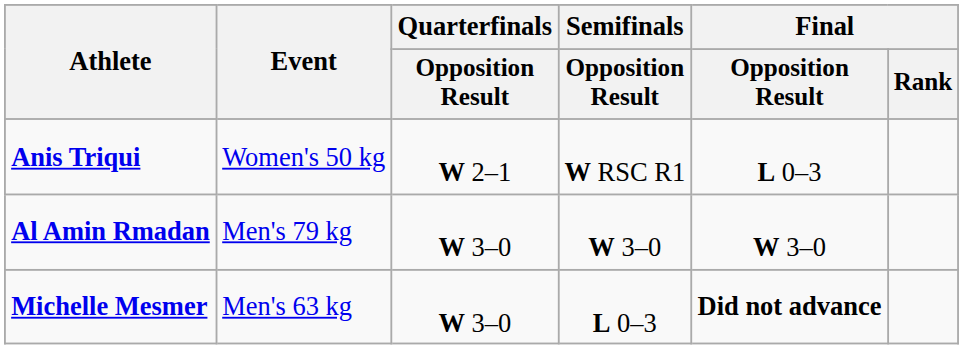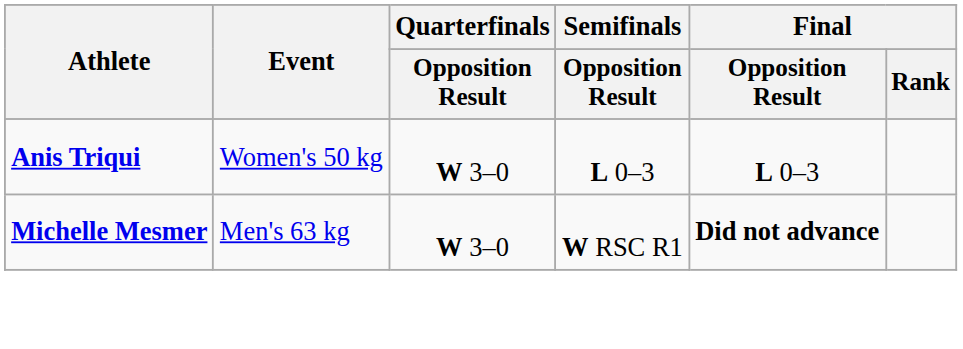(475, 172) W 2–1 -> (472, 172) W 3–0
(625, 172) W RSC R1 -> (622, 172) L 0–3
- row: (110, 231)
(625, 322) L 0–3 -> (622, 247) W RSC R1
